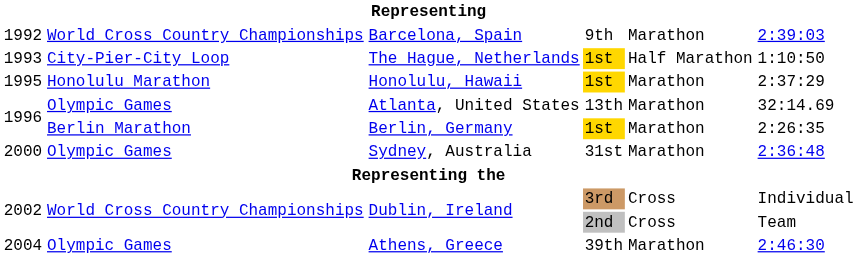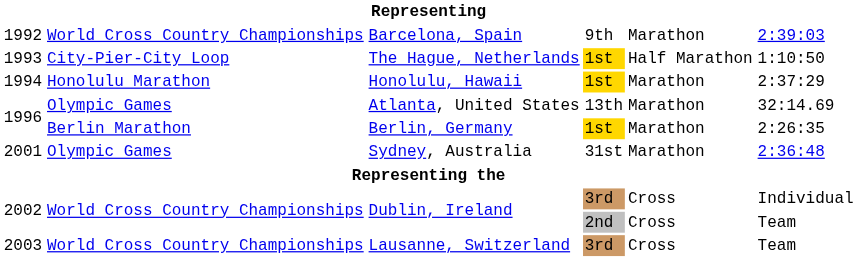(23, 82) 1995 -> (23, 82) 1994
(23, 152) 2000 -> (23, 152) 2001
+ row: (469, 246)
- row: (436, 246)
